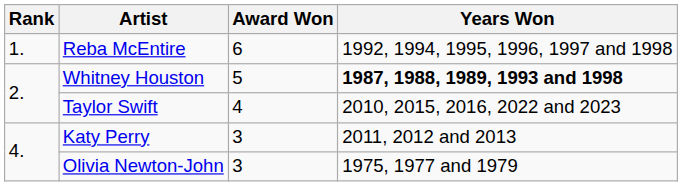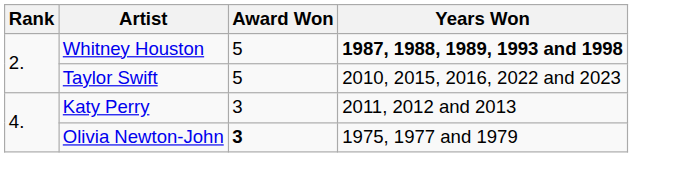- row: (124, 48)
(237, 107) 4 -> (237, 78) 5
(237, 166) normal -> (237, 136) bold
